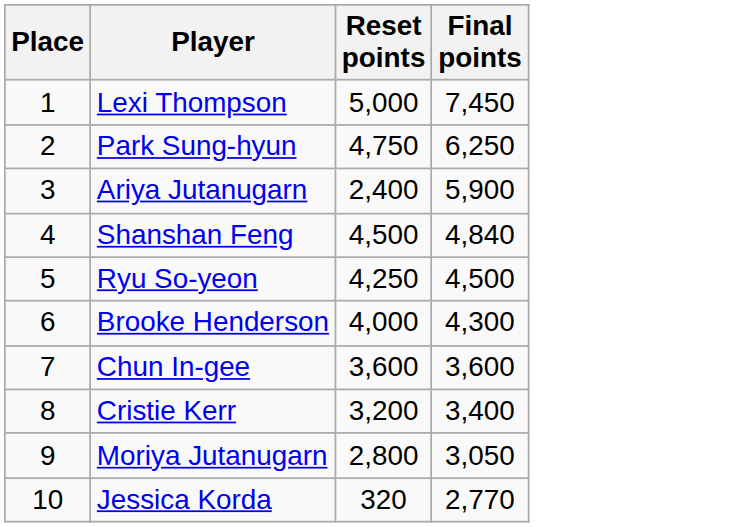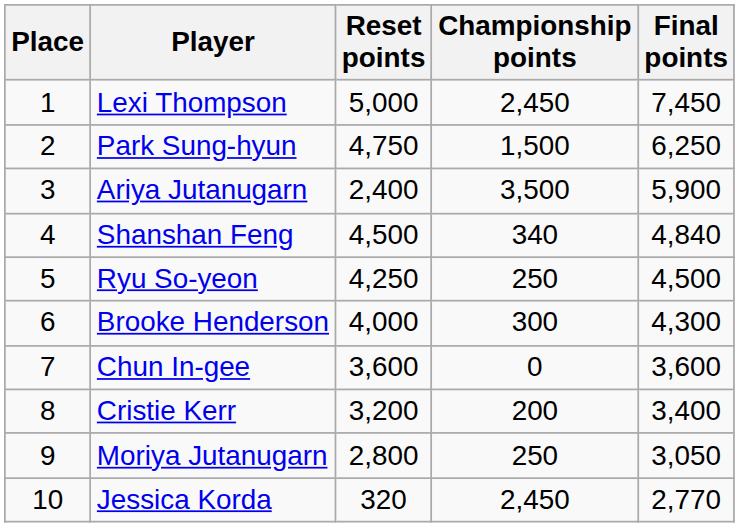+ column: (535, 42)
